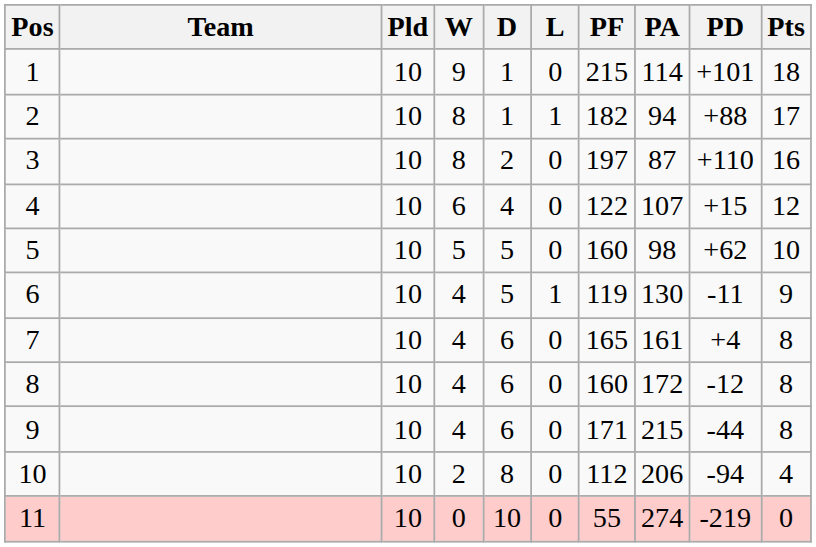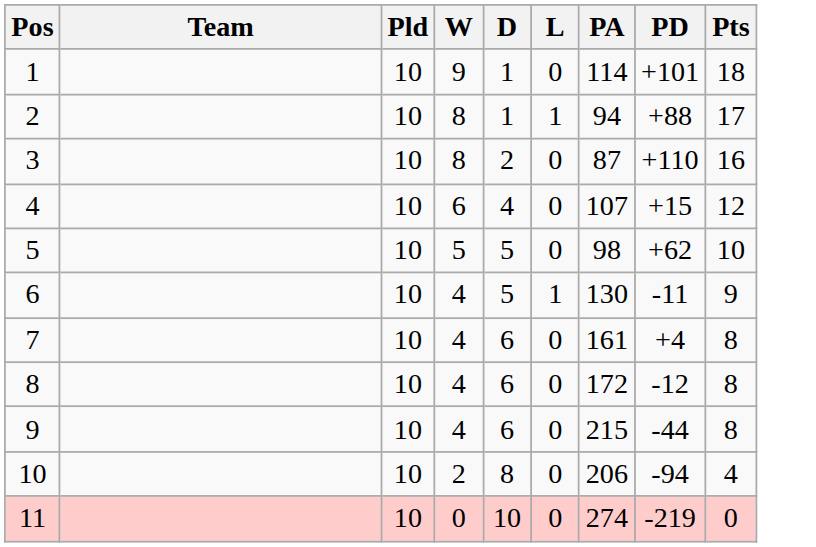- column: (607, 26)
